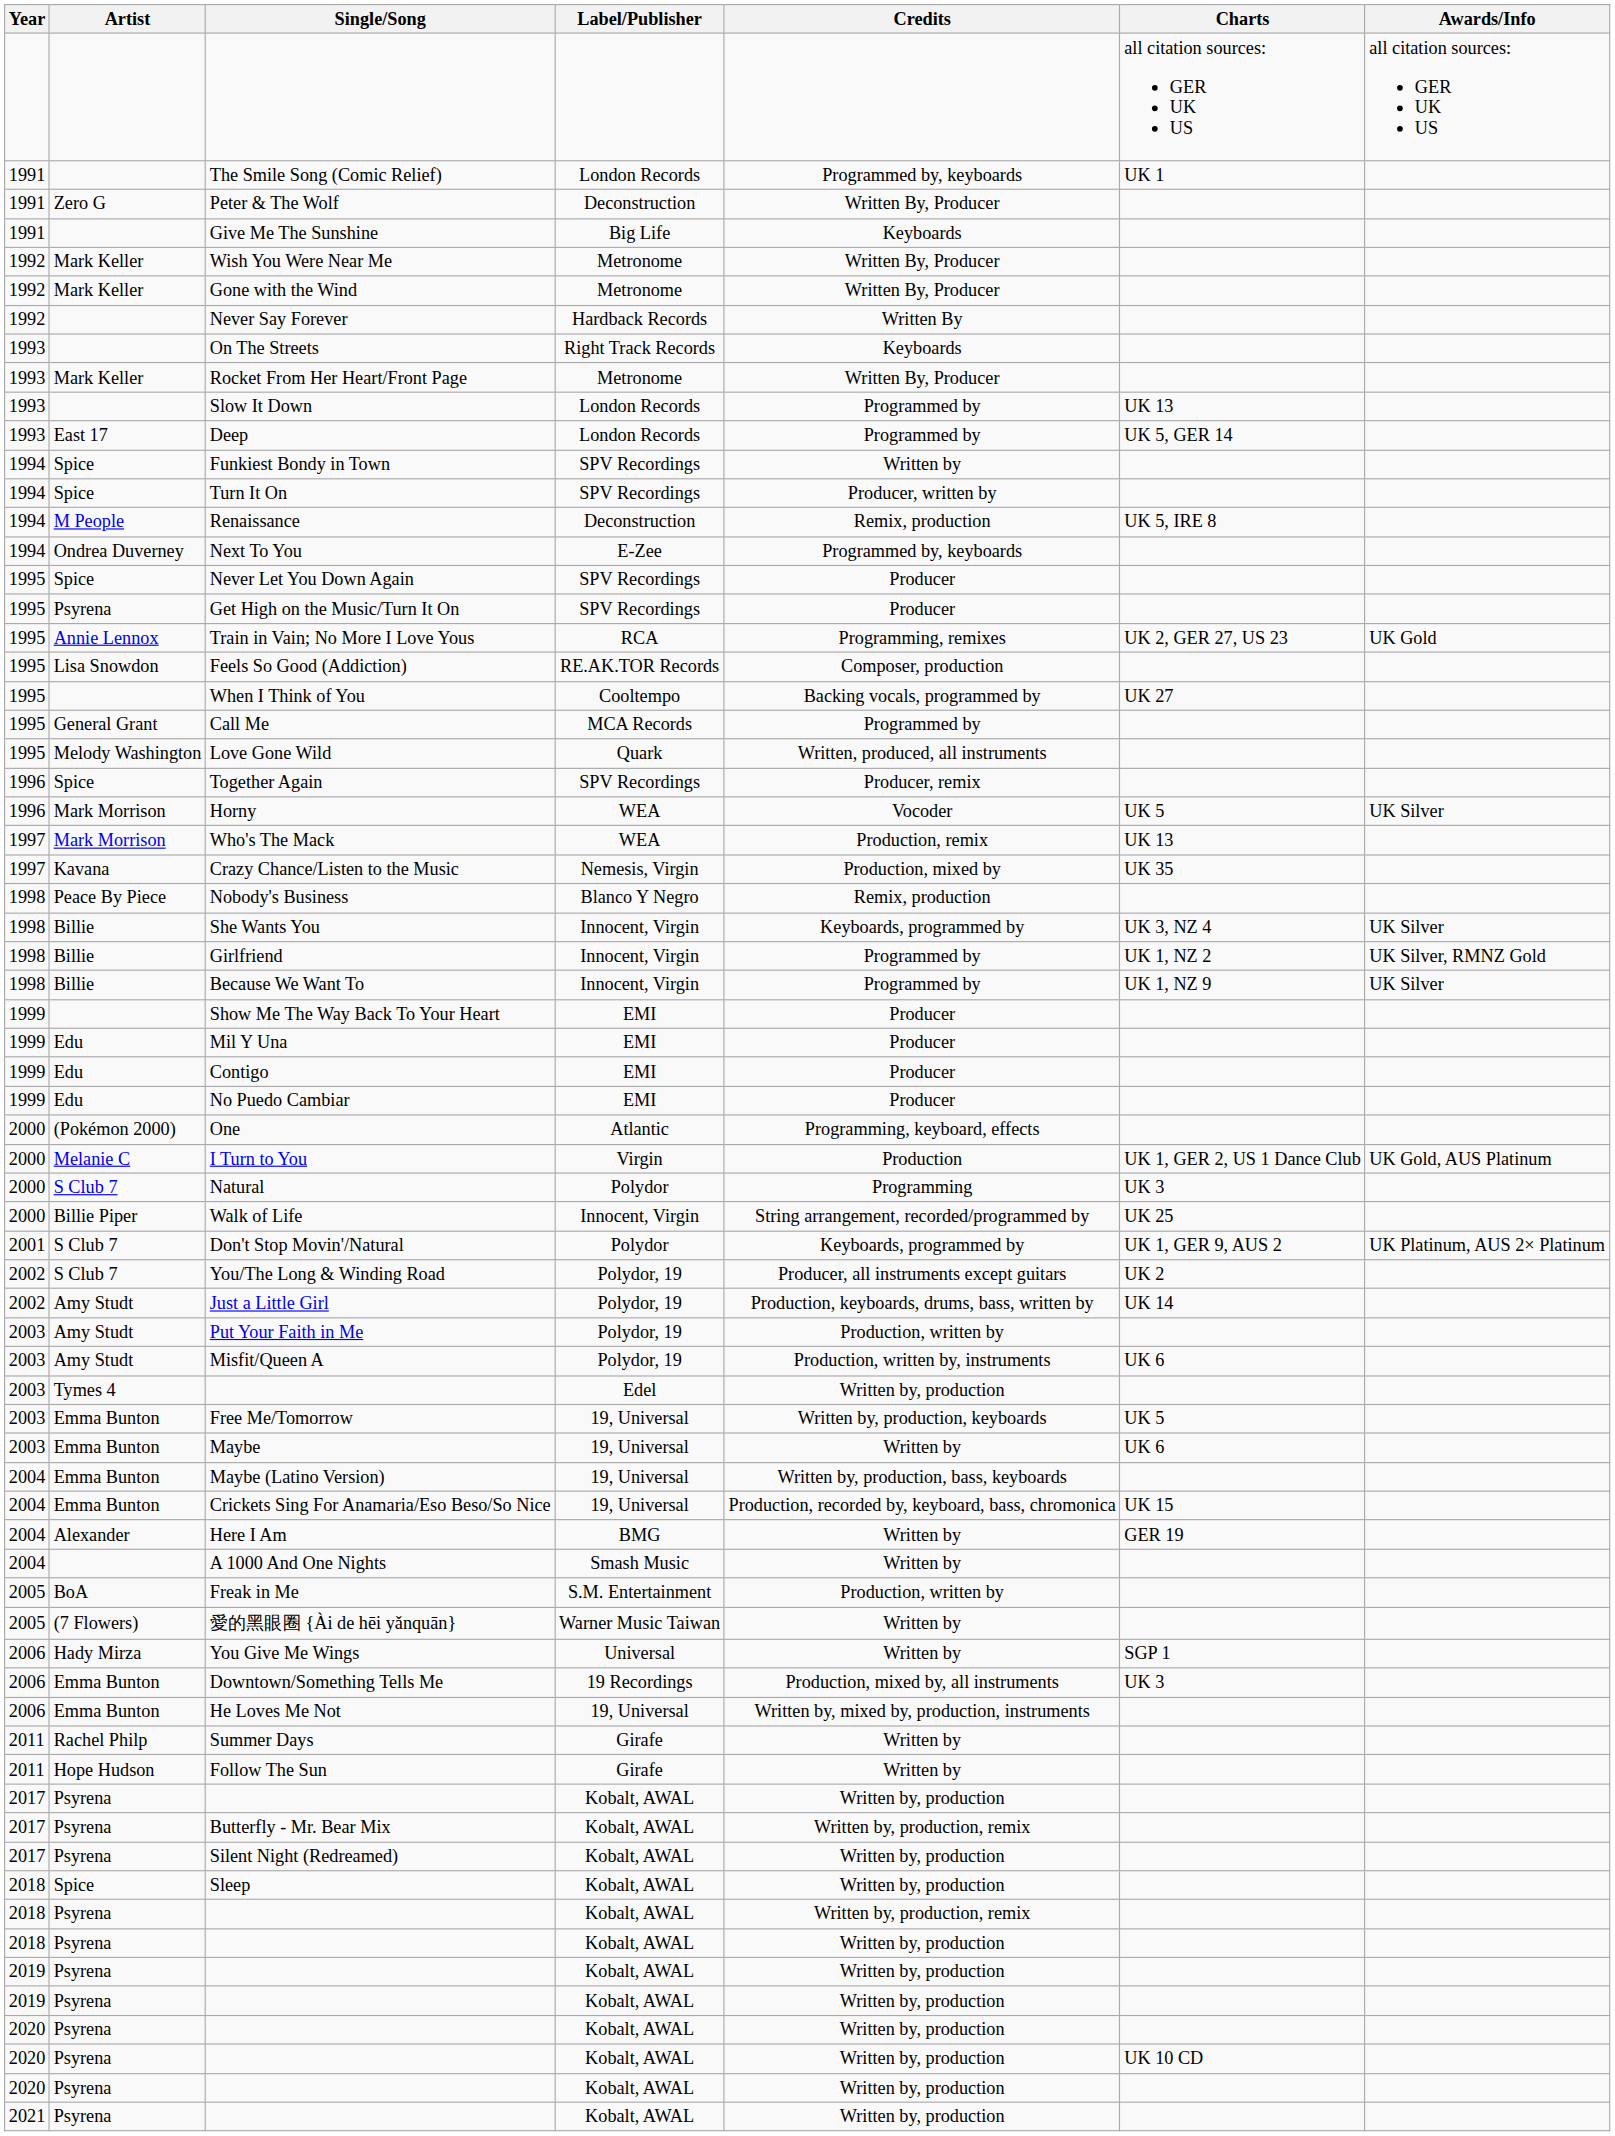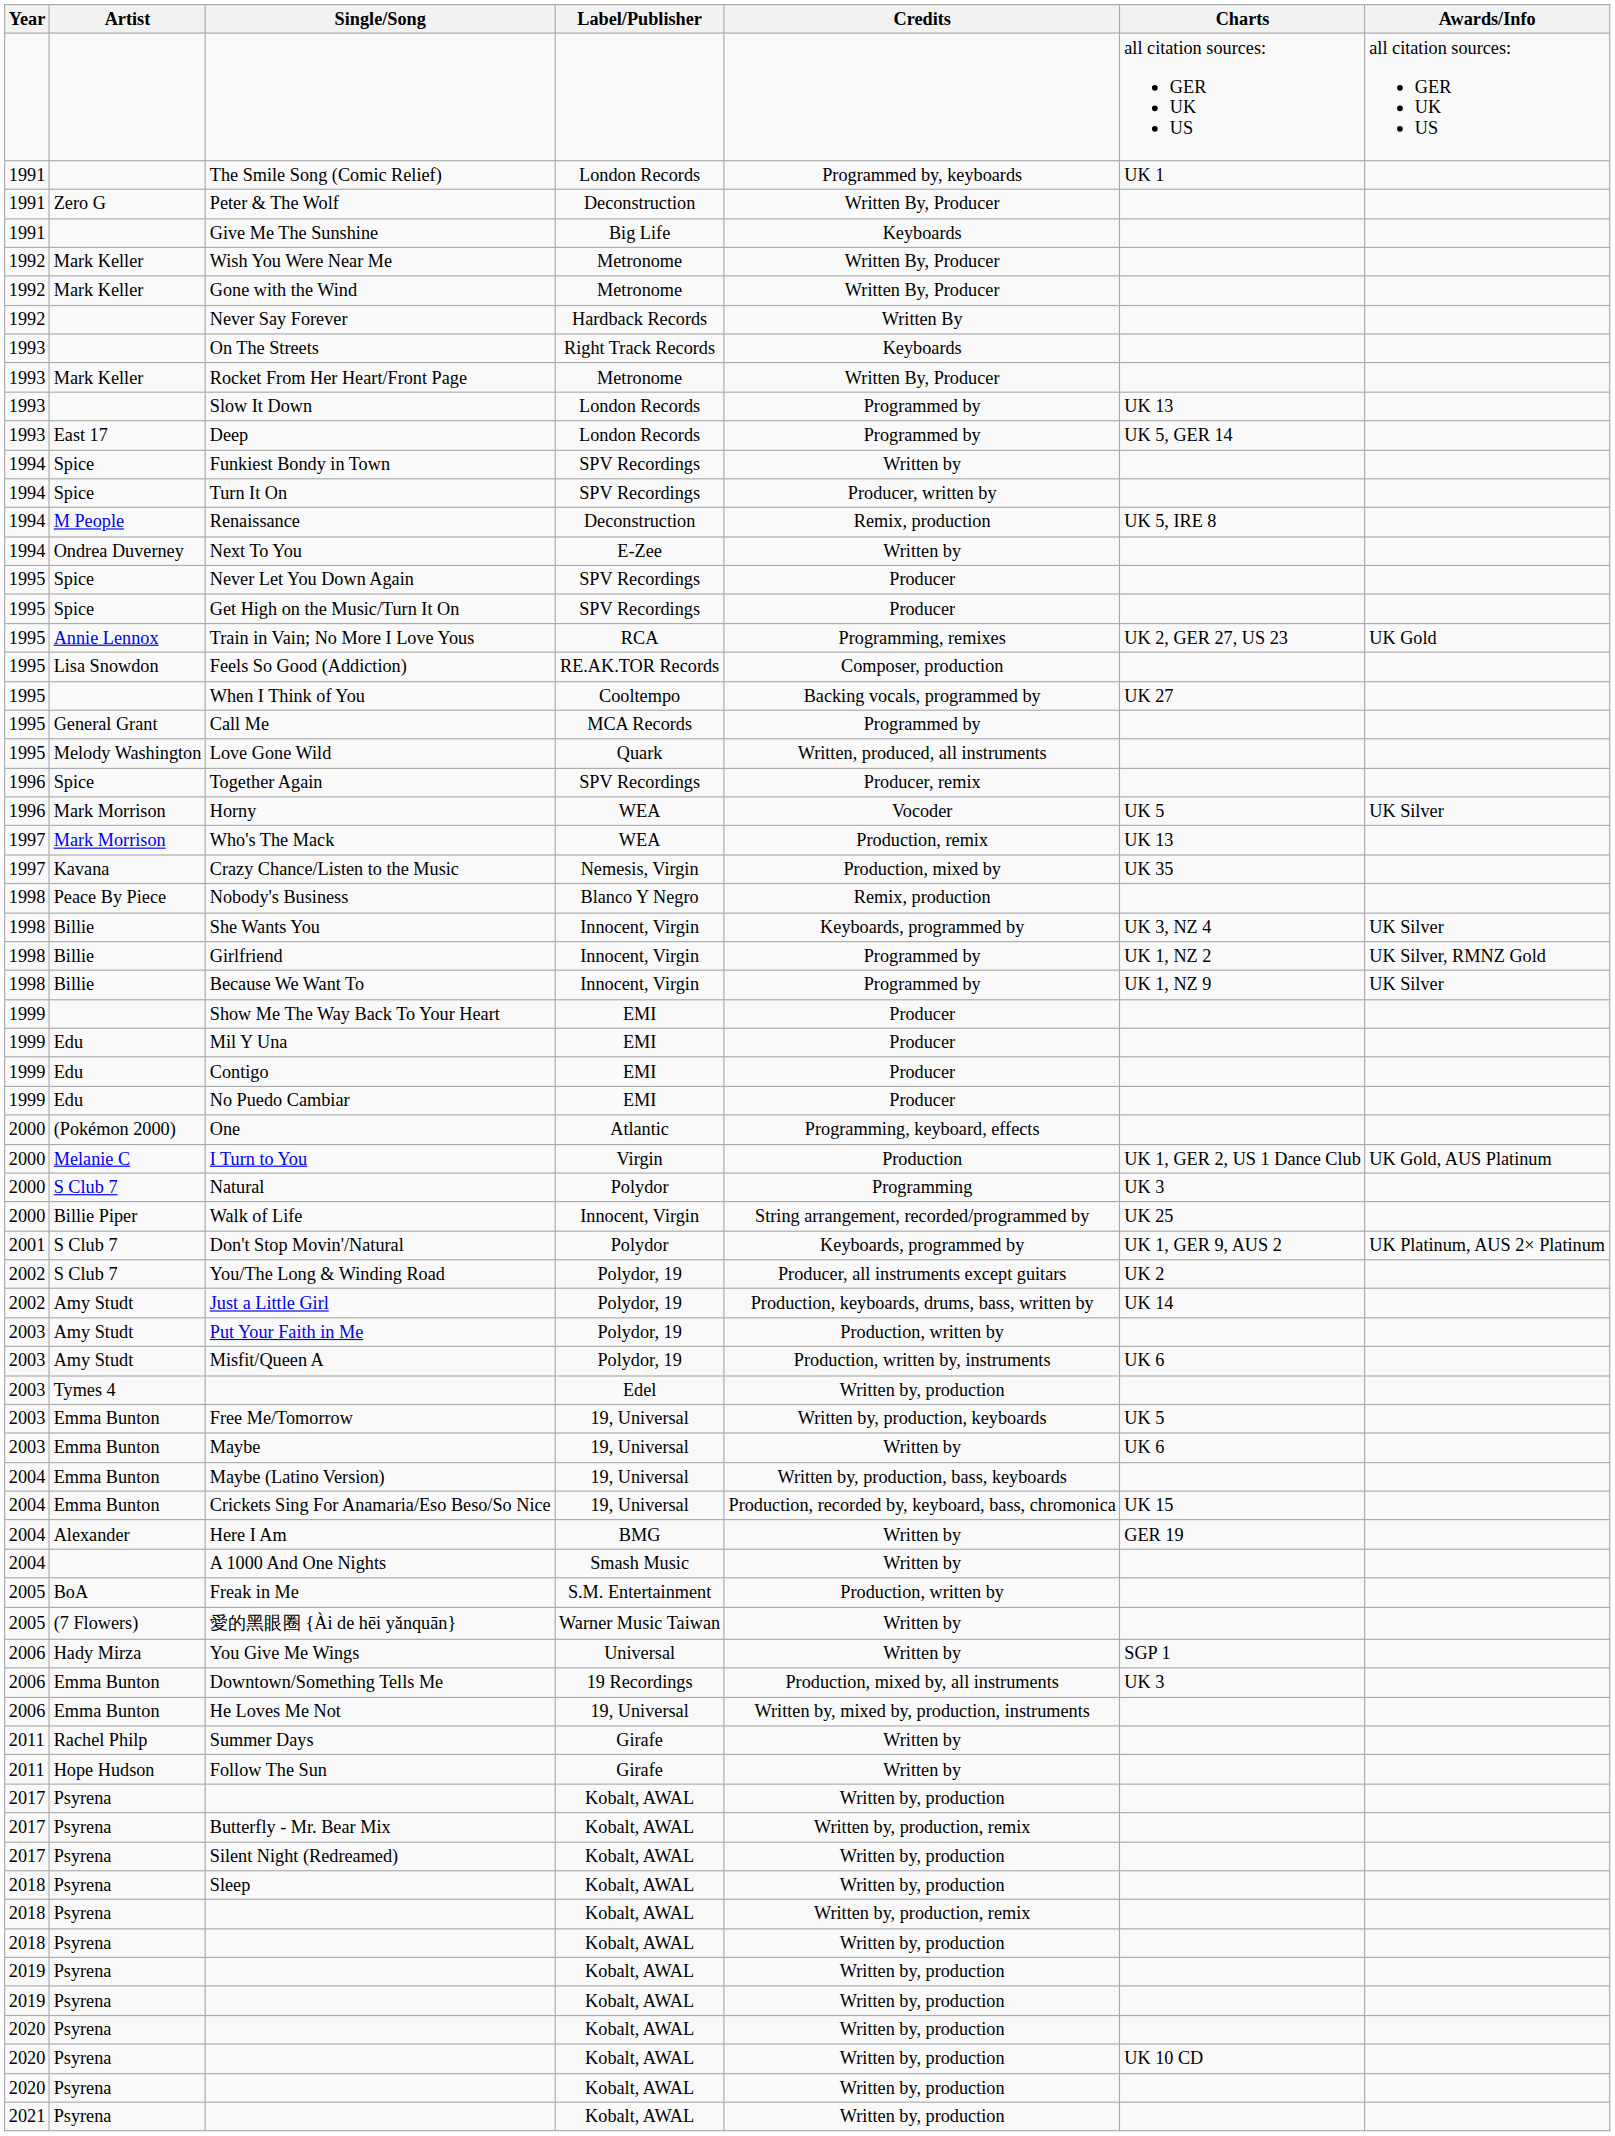(922, 550) Programmed by, keyboards -> (922, 550) Written by
(83, 608) Psyrena -> (74, 608) Spice
(74, 1885) Spice -> (83, 1885) Psyrena
